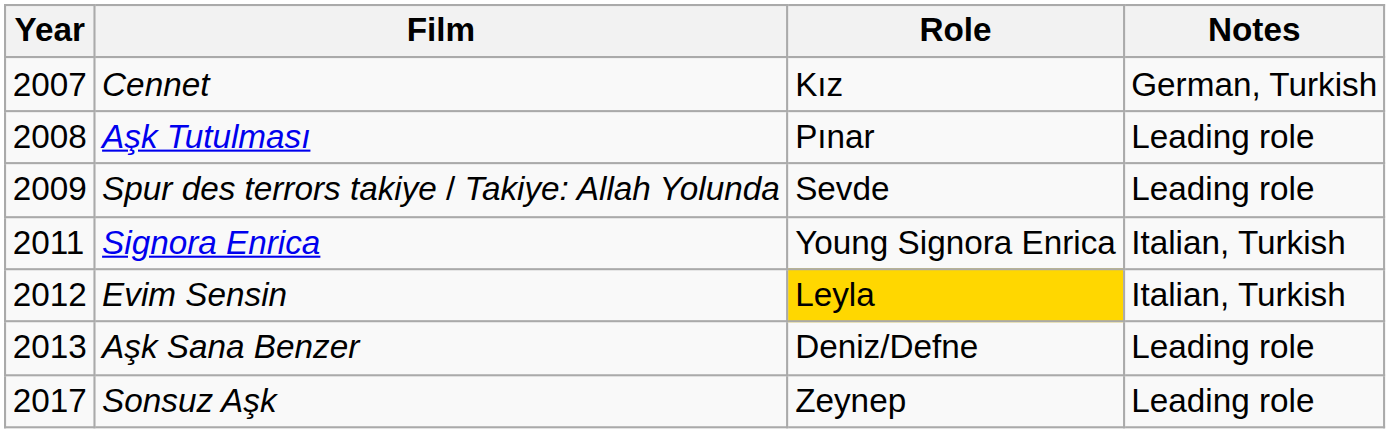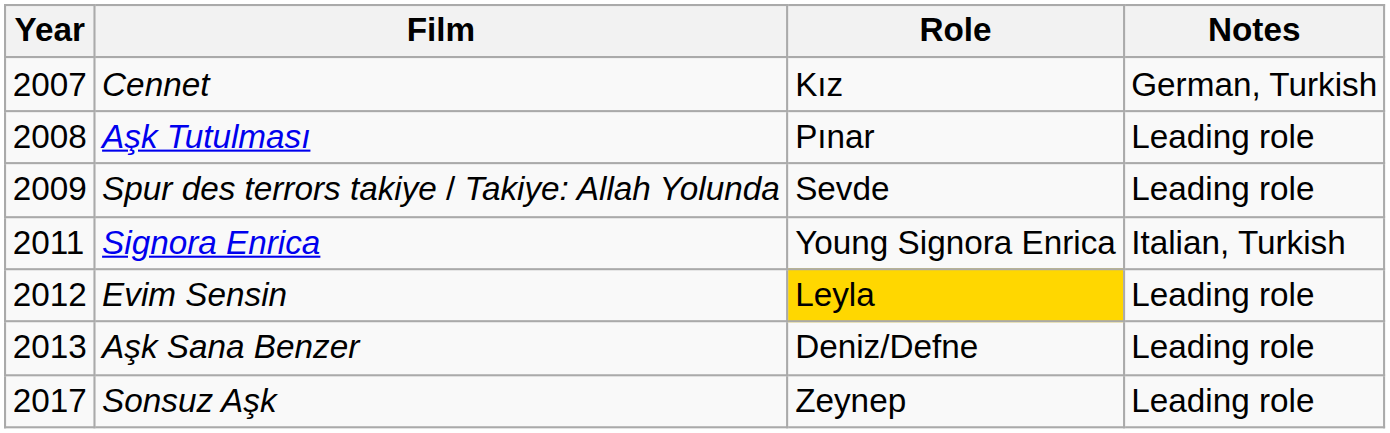(1238, 294) Italian, Turkish -> (1223, 294) Leading role
